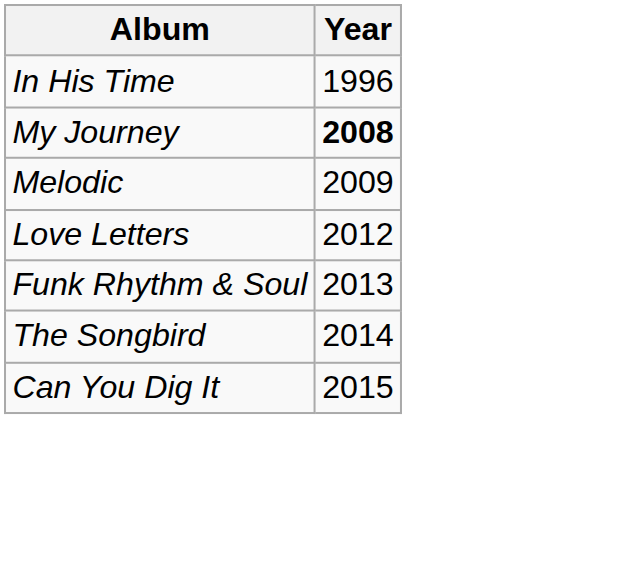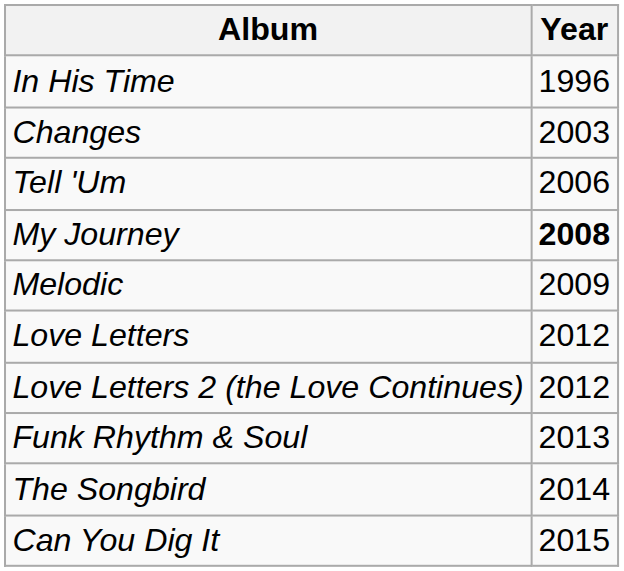+ row: (77, 132)
+ row: (69, 183)
+ row: (268, 387)
